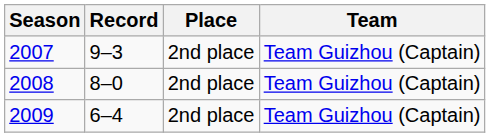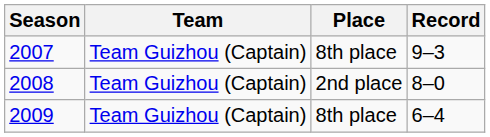columns swapped: (372, 20) <-> (124, 20)
(211, 52) 2nd place -> (356, 52) 8th place
(211, 115) 2nd place -> (356, 115) 8th place
